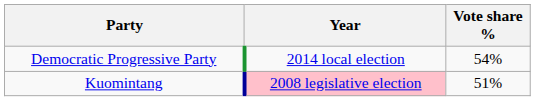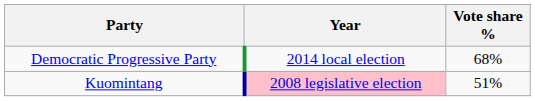(488, 58) 54% -> (488, 58) 68%
